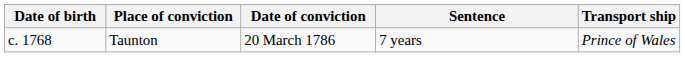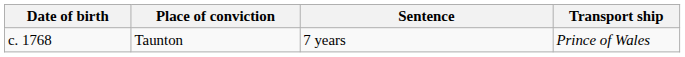- column: (308, 16)
